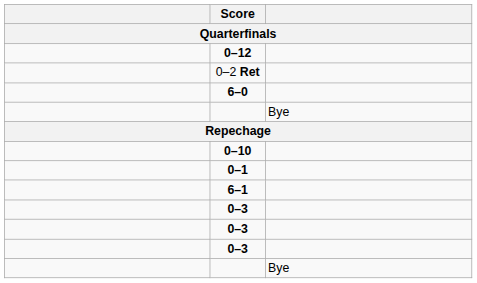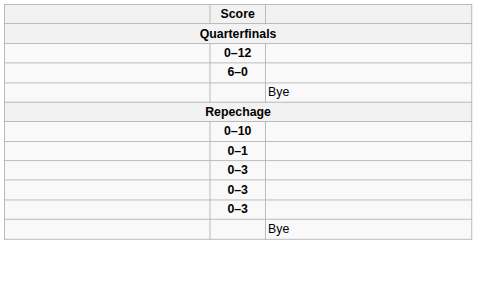- row: (238, 72)
- row: (238, 190)
